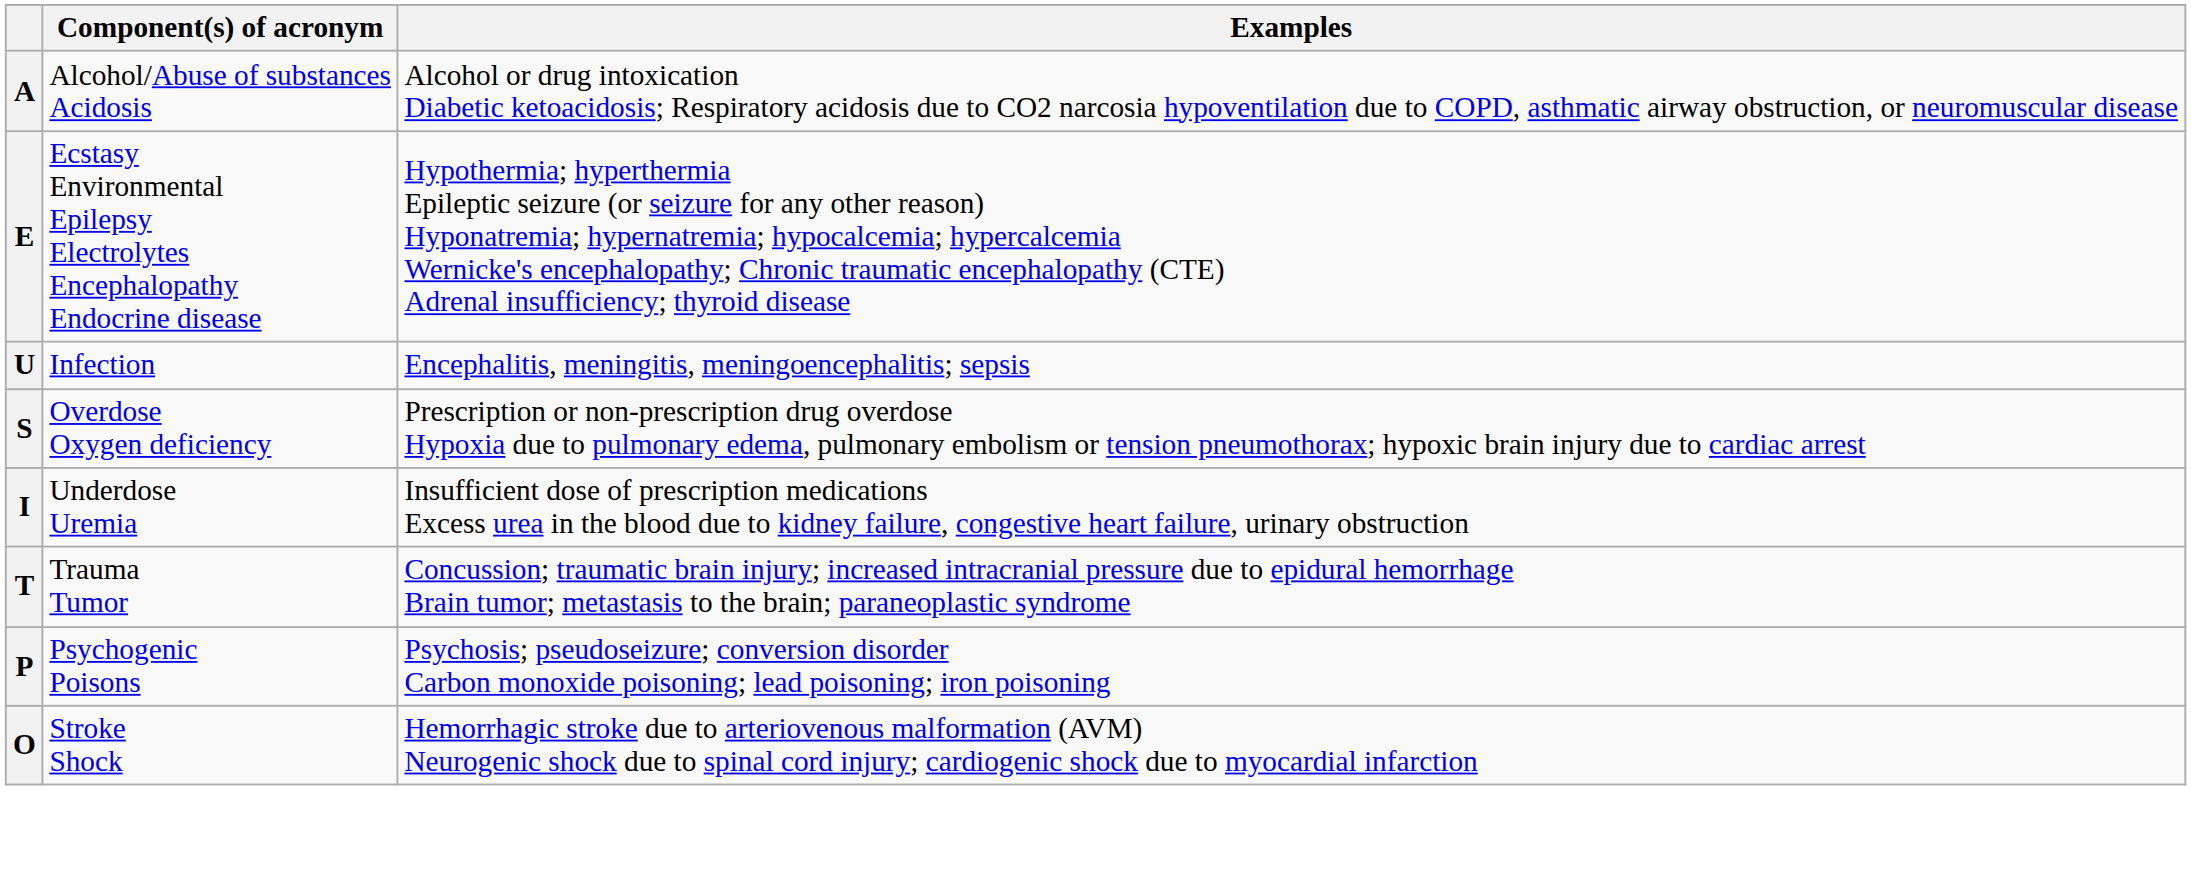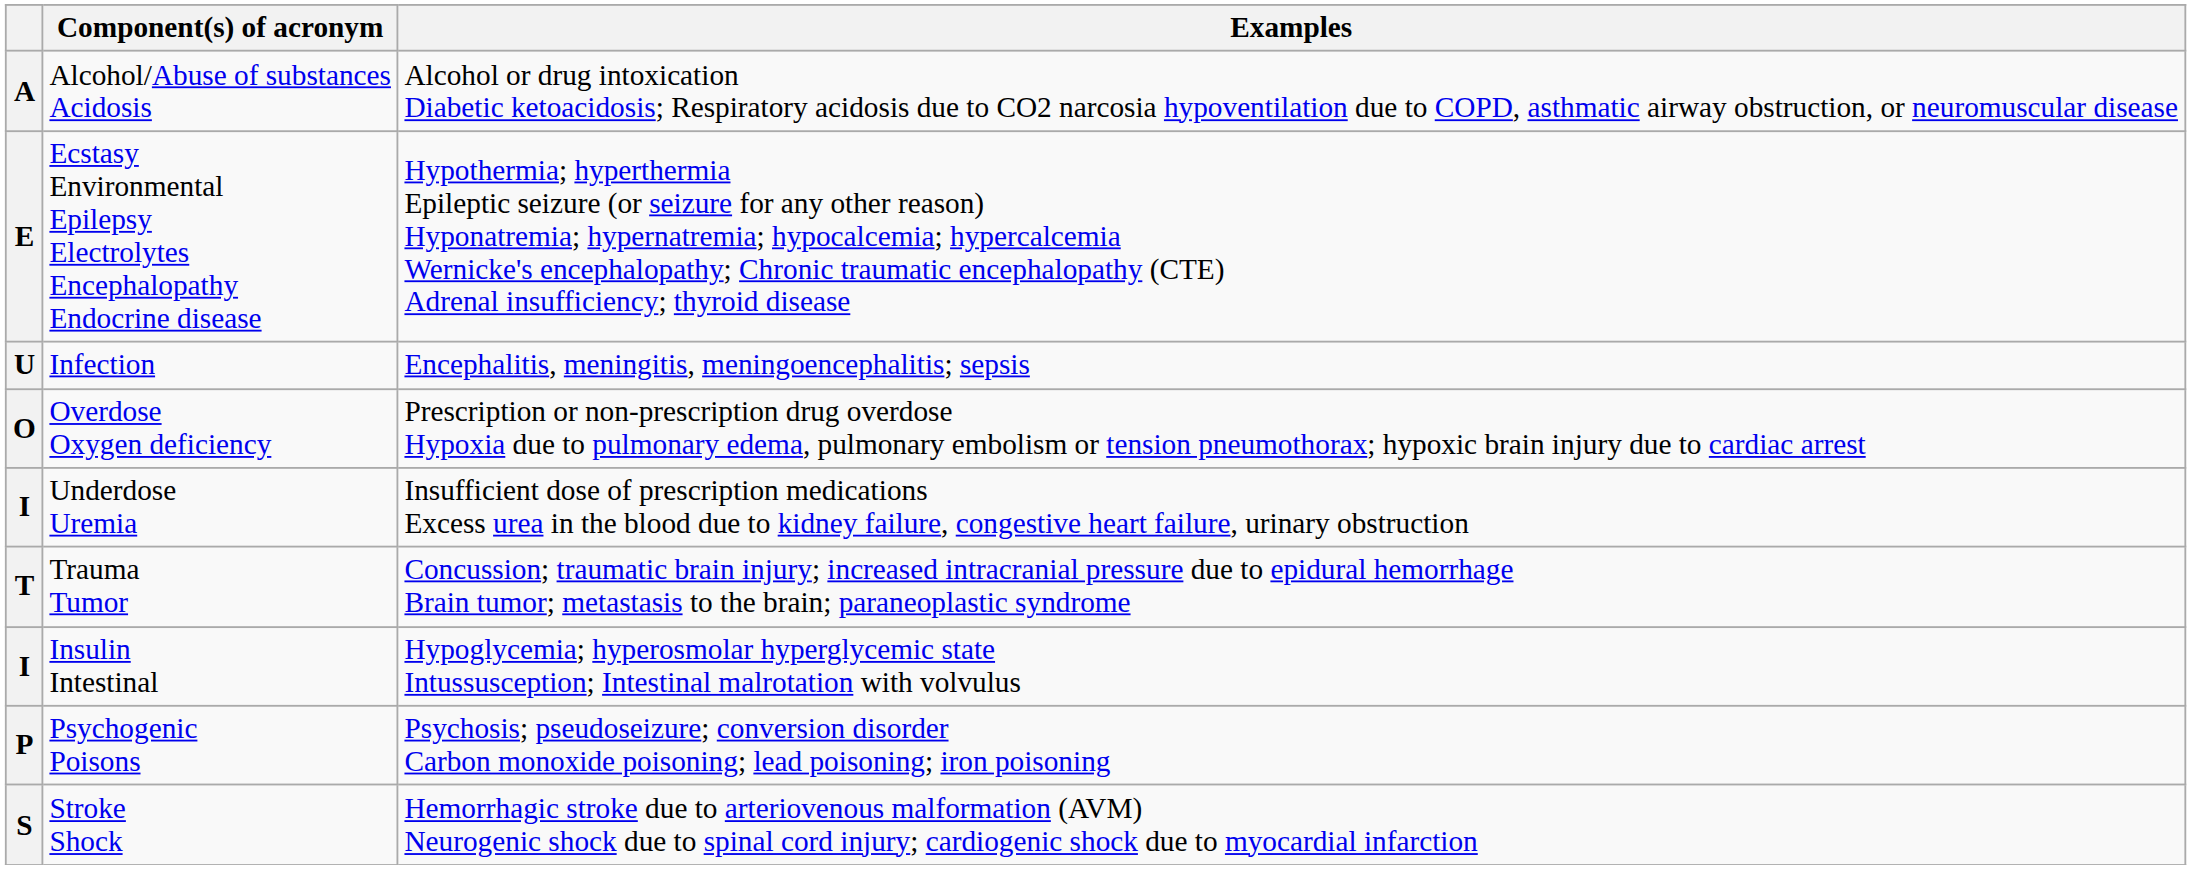(24, 427) S -> (25, 427) O
+ row: (104, 665)
(25, 745) O -> (24, 824) S
